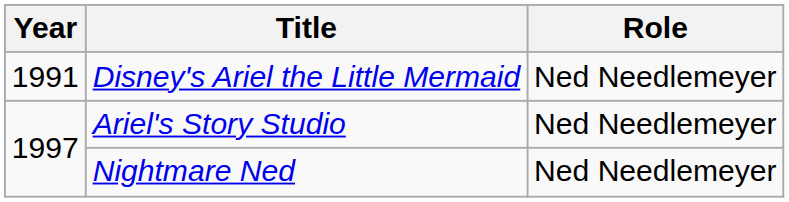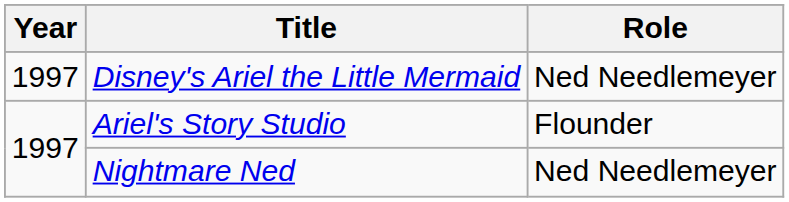(45, 76) 1991 -> (45, 76) 1997
(655, 123) Ned Needlemeyer -> (593, 123) Flounder
